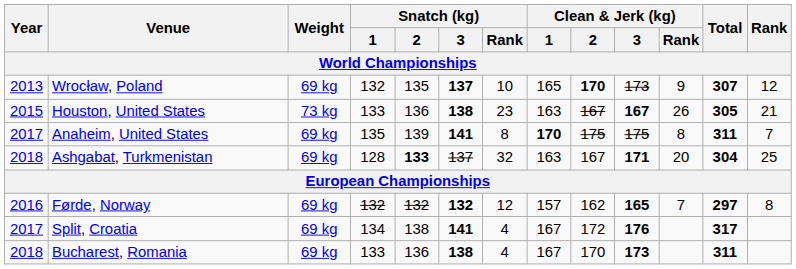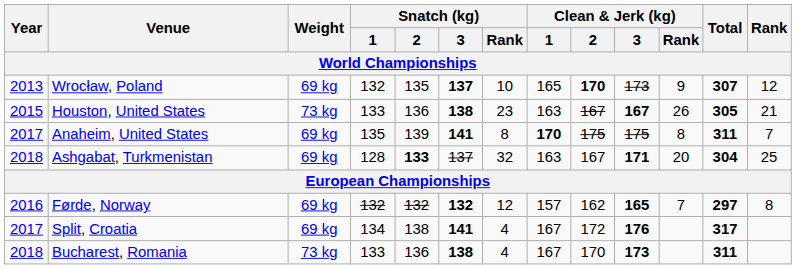(319, 252) 69 kg -> (319, 252) 73 kg
